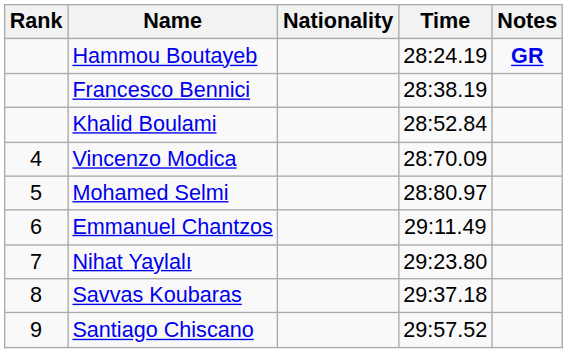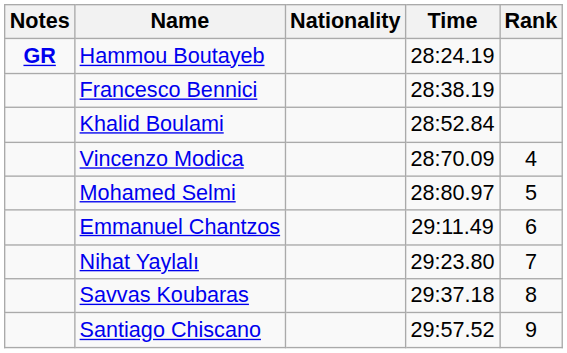columns swapped: (36, 21) <-> (527, 21)
